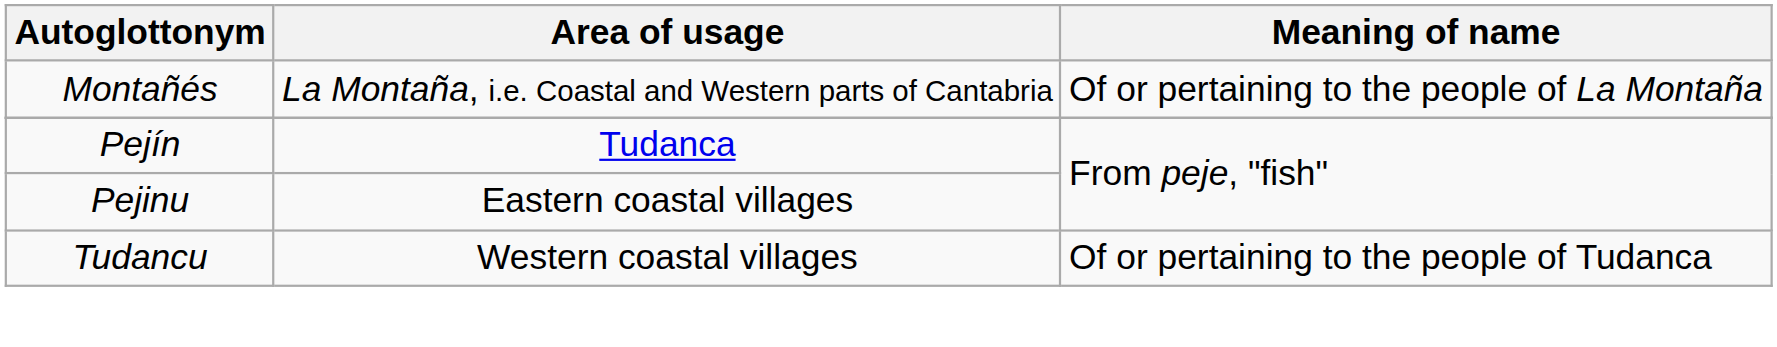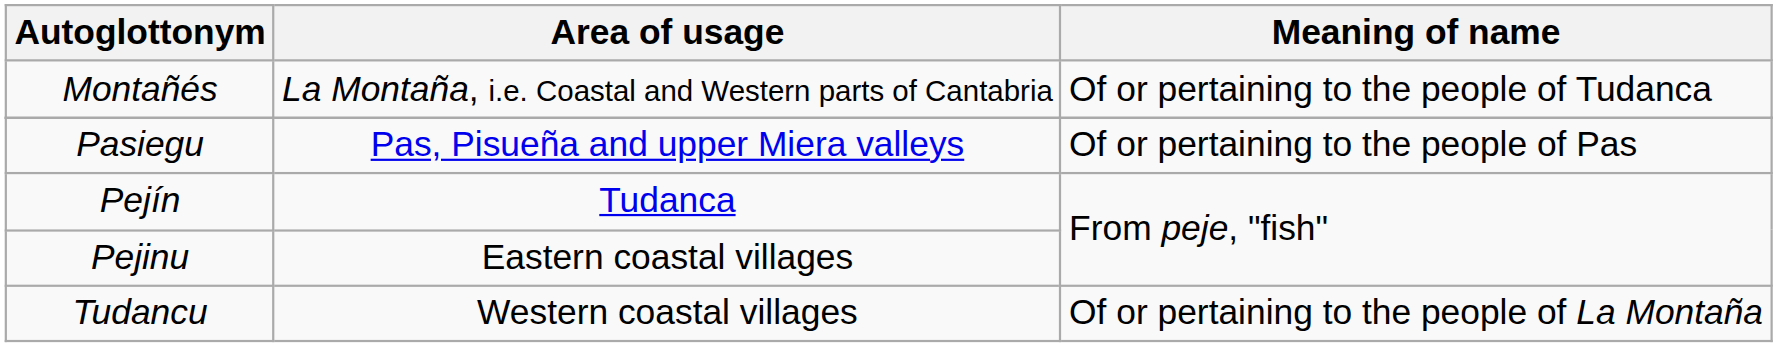(1416, 88) Of or pertaining to the people of La Montaña -> (1391, 88) Of or pertaining to the people of Tudanca
+ row: (140, 144)
(1391, 256) Of or pertaining to the people of Tudanca -> (1416, 312) Of or pertaining to the people of La Montaña
